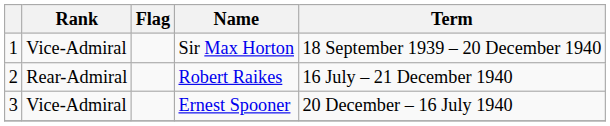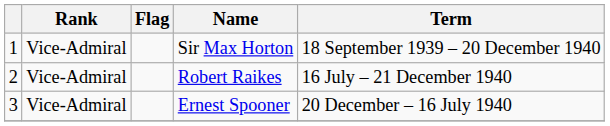(77, 76) Rear-Admiral -> (76, 76) Vice-Admiral
